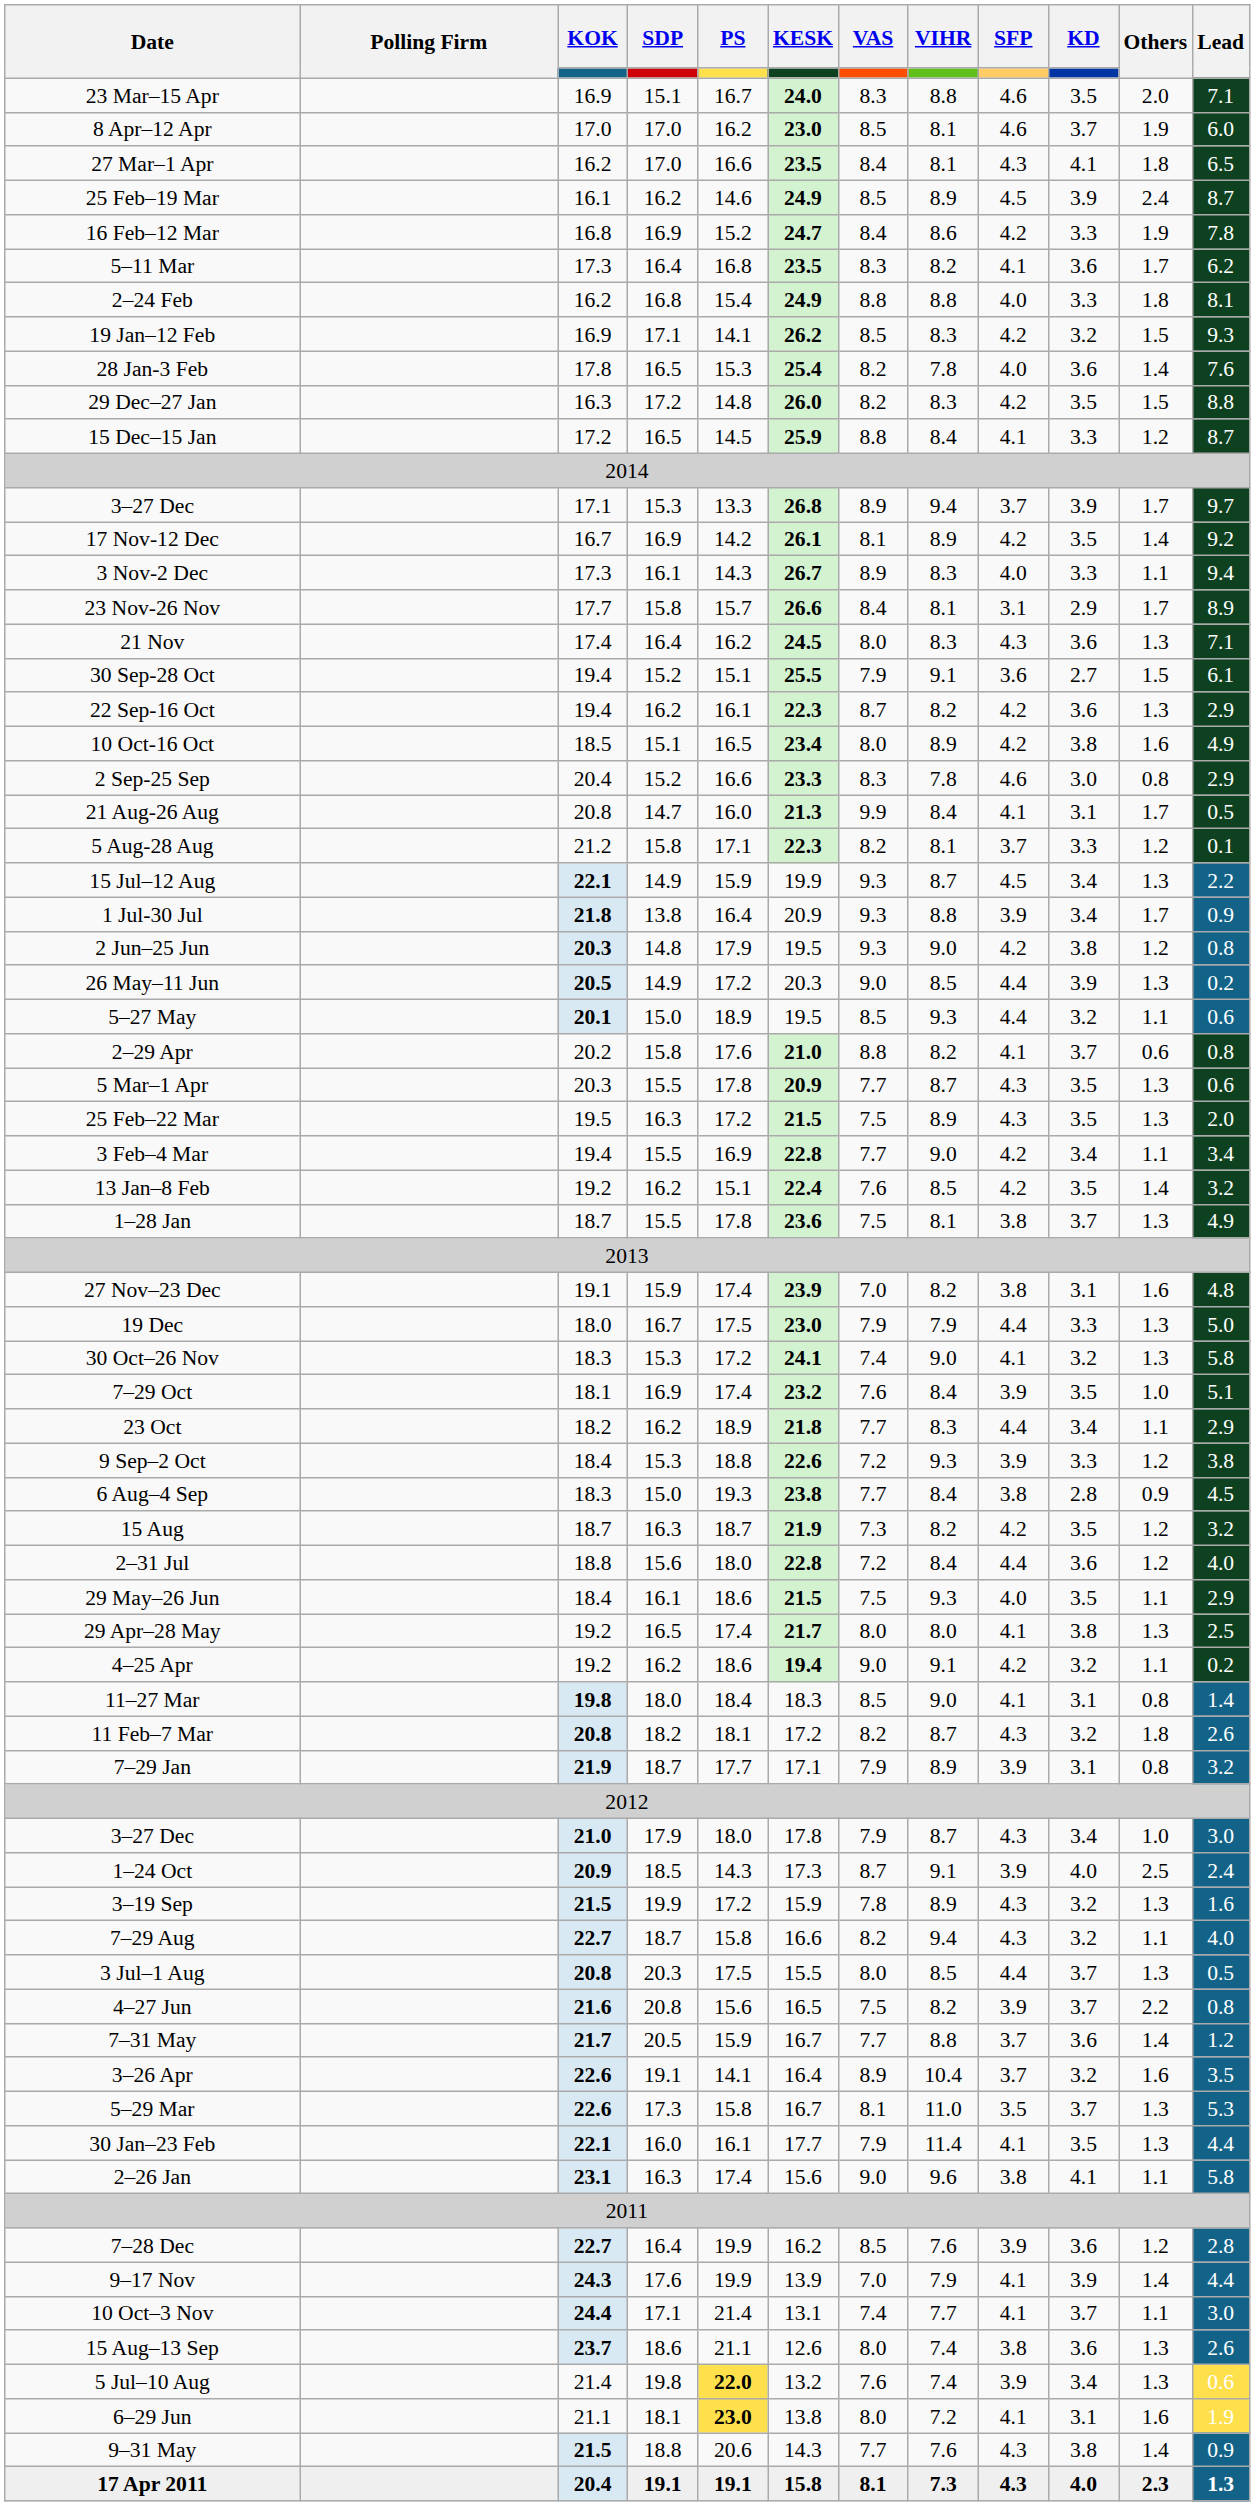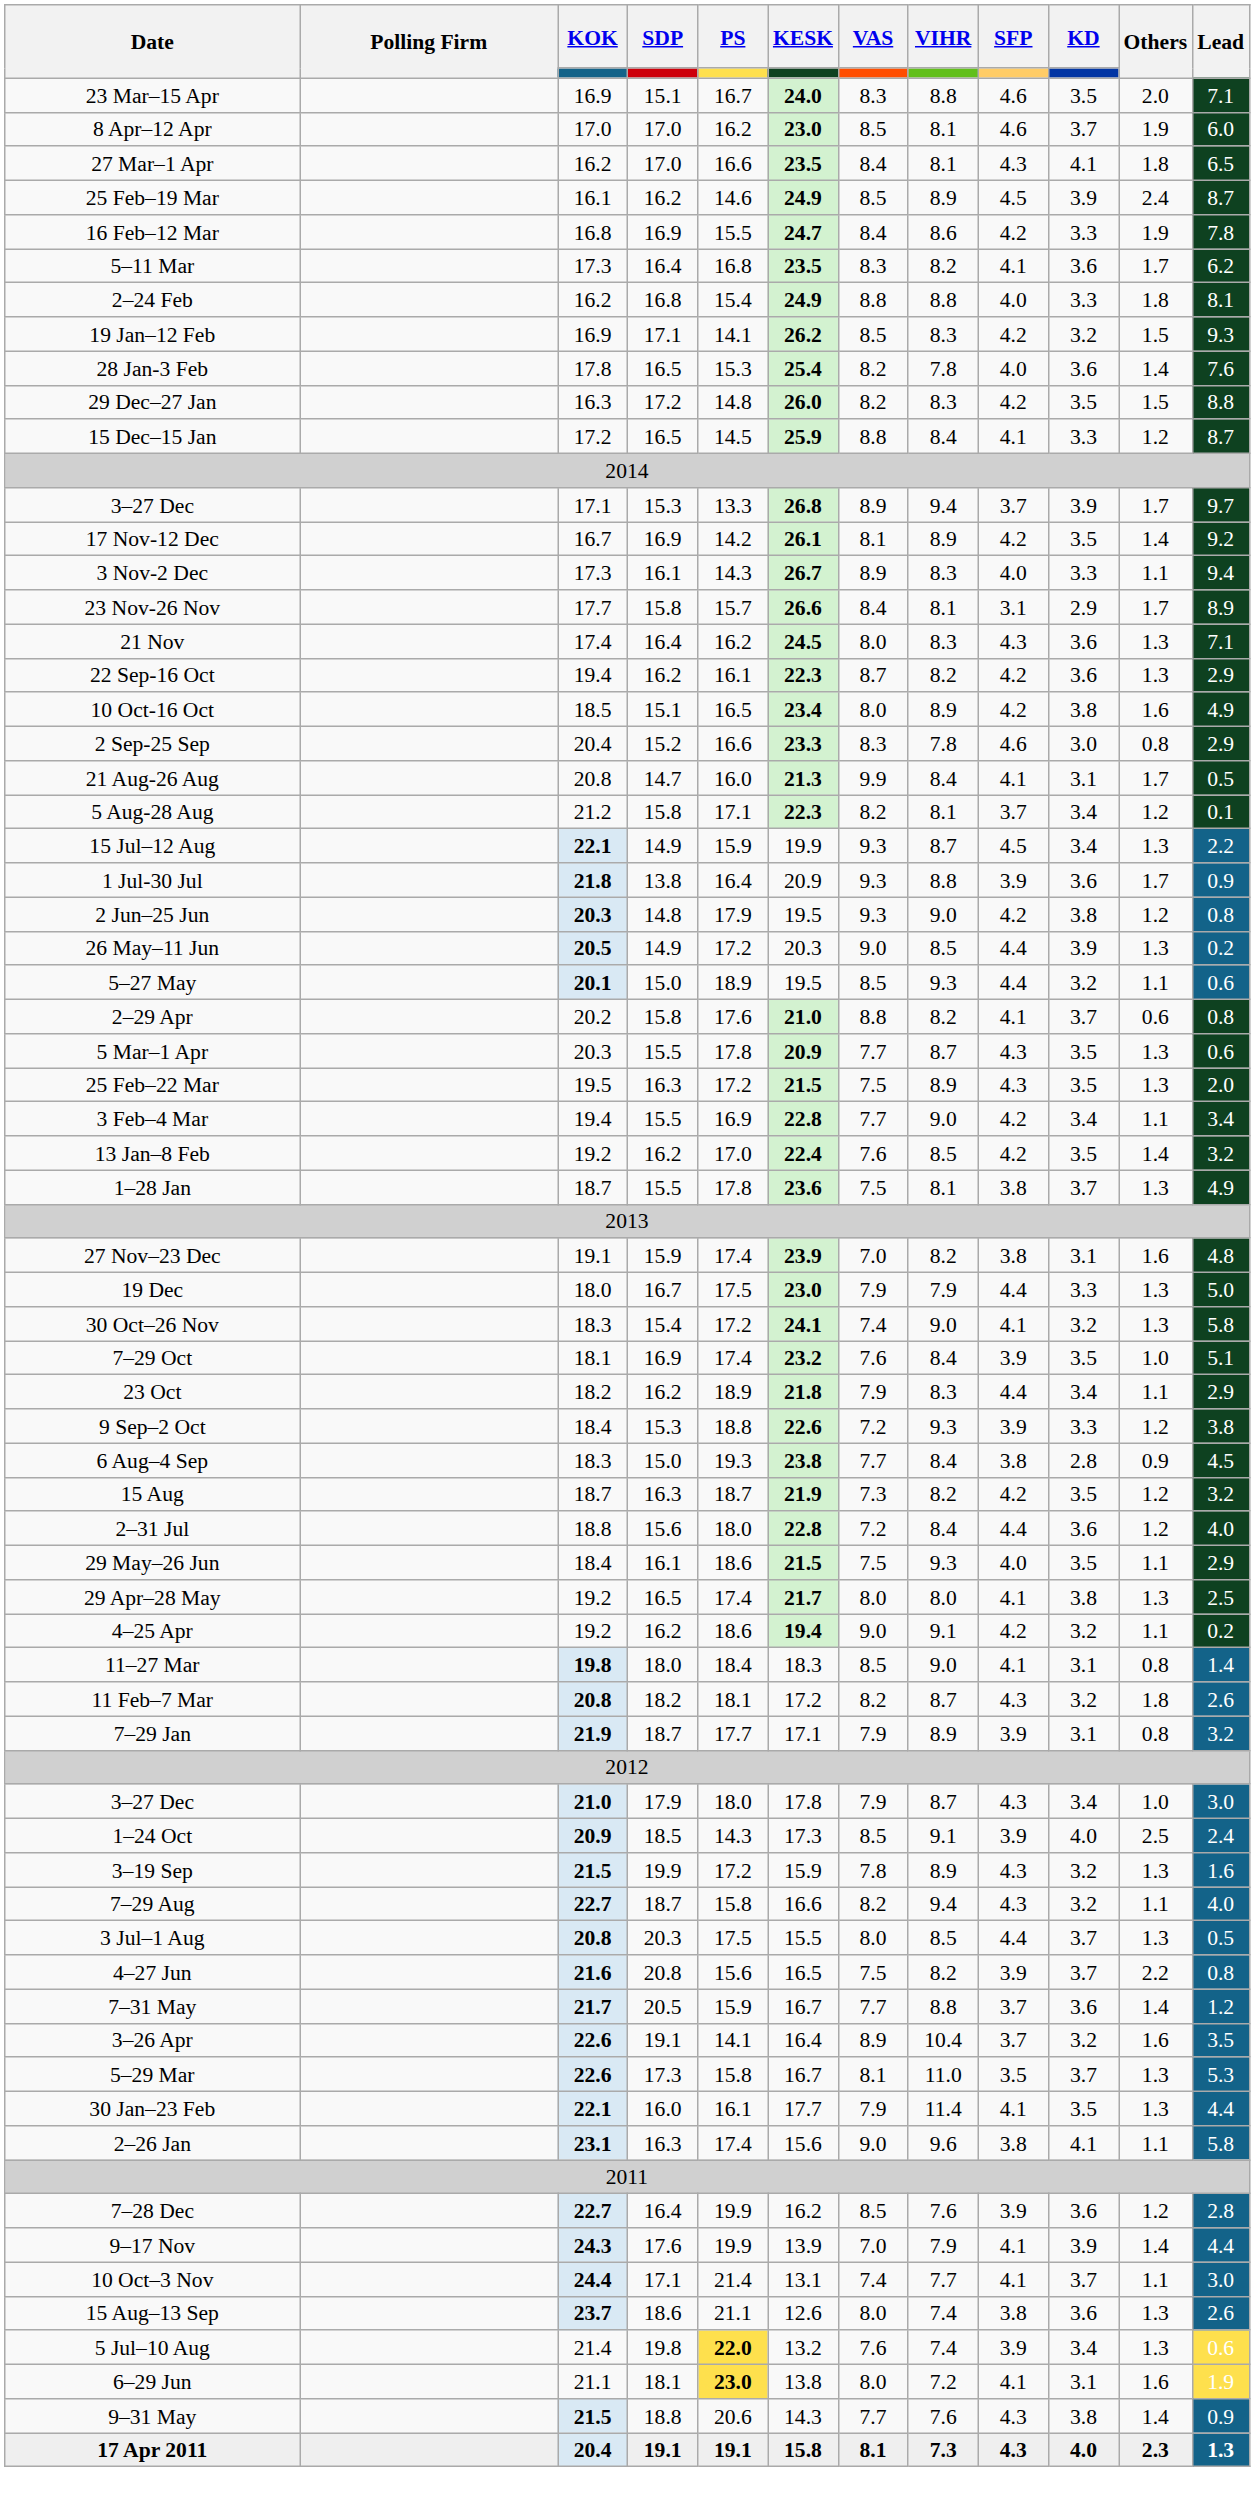(733, 232) 15.2 -> (733, 232) 15.5
- row: (152, 675)
(1083, 846) 3.3 -> (1083, 812) 3.4
(1083, 914) 3.4 -> (1083, 880) 3.6
(733, 1187) 15.1 -> (733, 1153) 17.0
(663, 1358) 15.3 -> (663, 1324) 15.4
(873, 1426) 7.7 -> (873, 1392) 7.9
(873, 1870) 8.7 -> (873, 1836) 8.5
